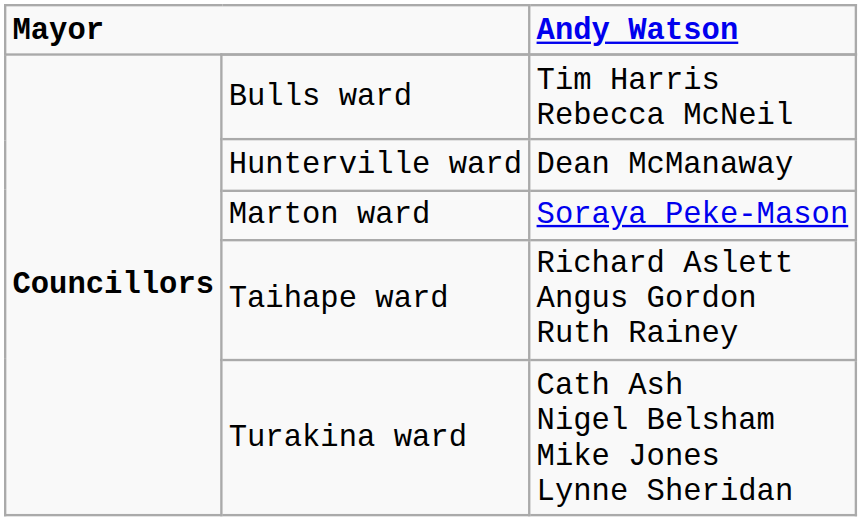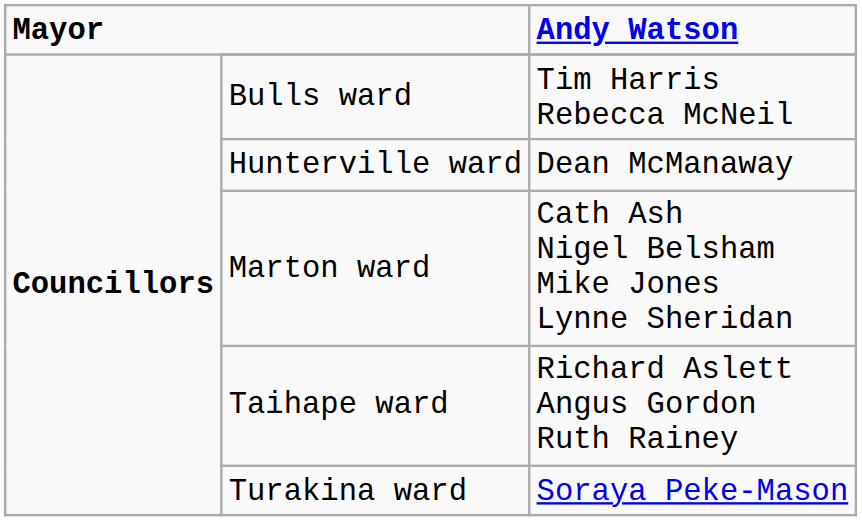(692, 215) Soraya Peke-Mason -> (665, 268) Cath Ash Nigel Belsham Mike Jones Lynne Sheridan
(665, 438) Cath Ash Nigel Belsham Mike Jones Lynne Sheridan -> (692, 491) Soraya Peke-Mason
